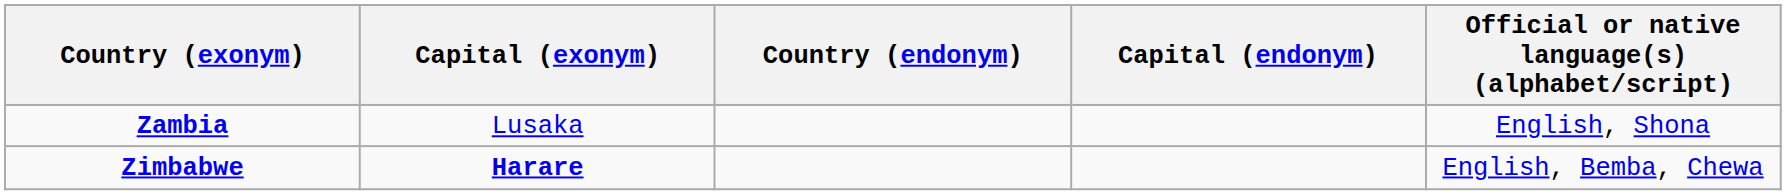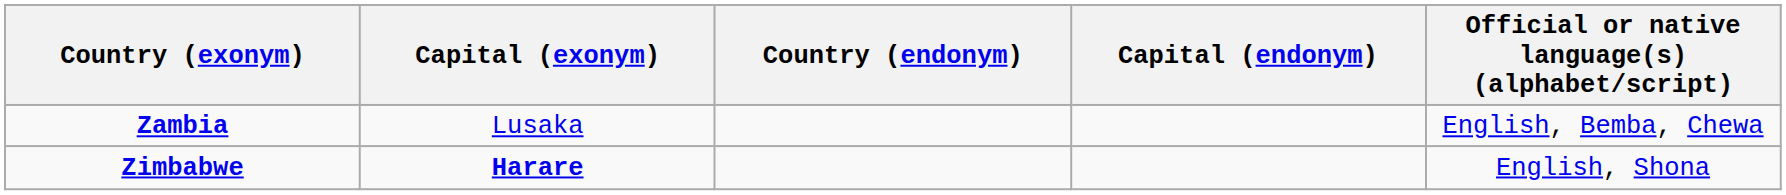(1603, 126) English, Shona -> (1603, 126) English, Bemba, Chewa
(1603, 168) English, Bemba, Chewa -> (1603, 168) English, Shona
